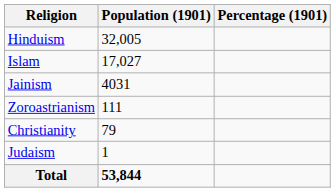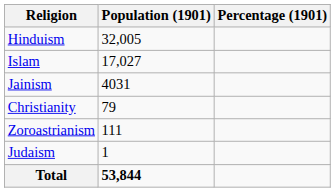rows swapped: (51, 107) <-> (42, 130)
